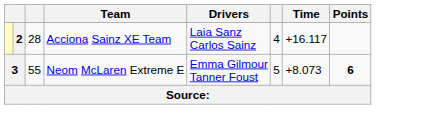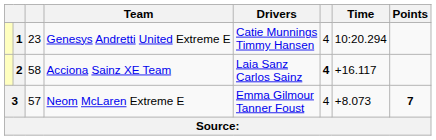+ row: (19, 38)
(35, 38) 28 -> (35, 69) 58
(277, 38) normal -> (326, 69) bold
(35, 69) 55 -> (35, 101) 57
(277, 69) 5 -> (326, 101) 4
(350, 69) 6 -> (410, 101) 7
